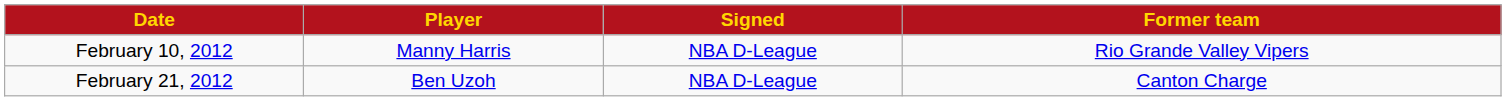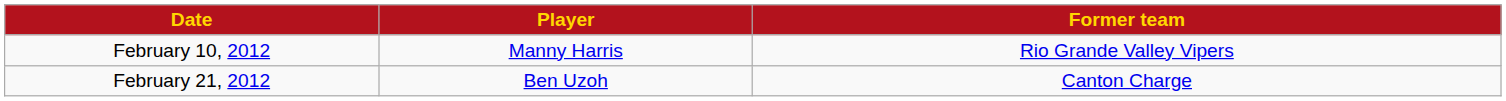- column: (753, 19)
